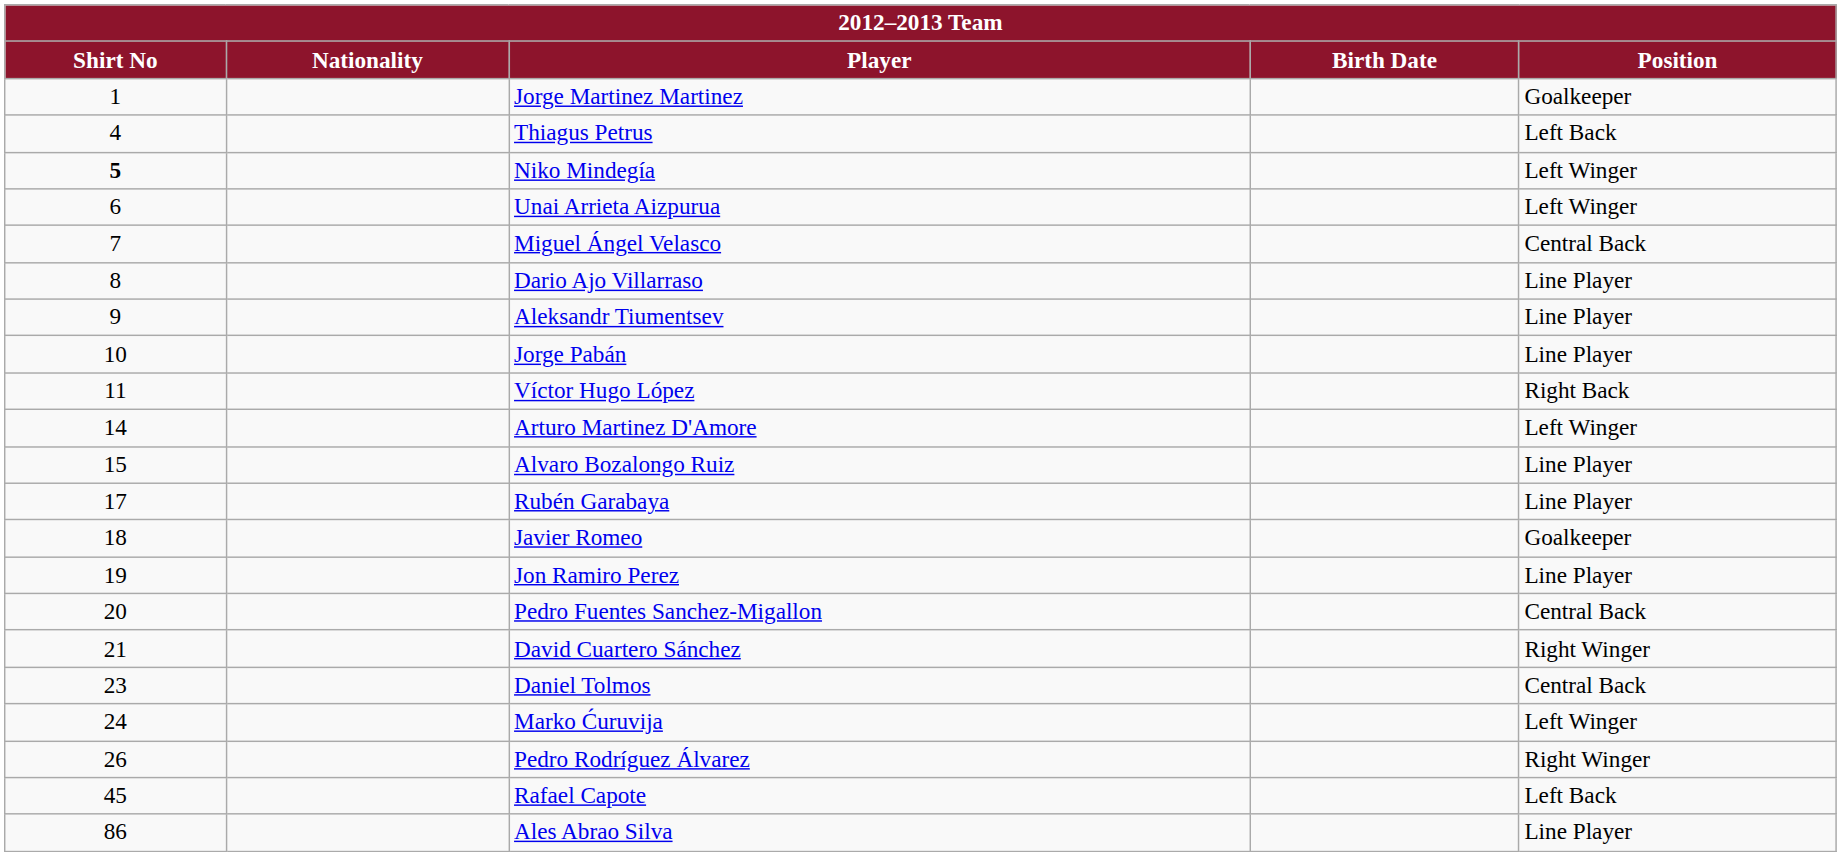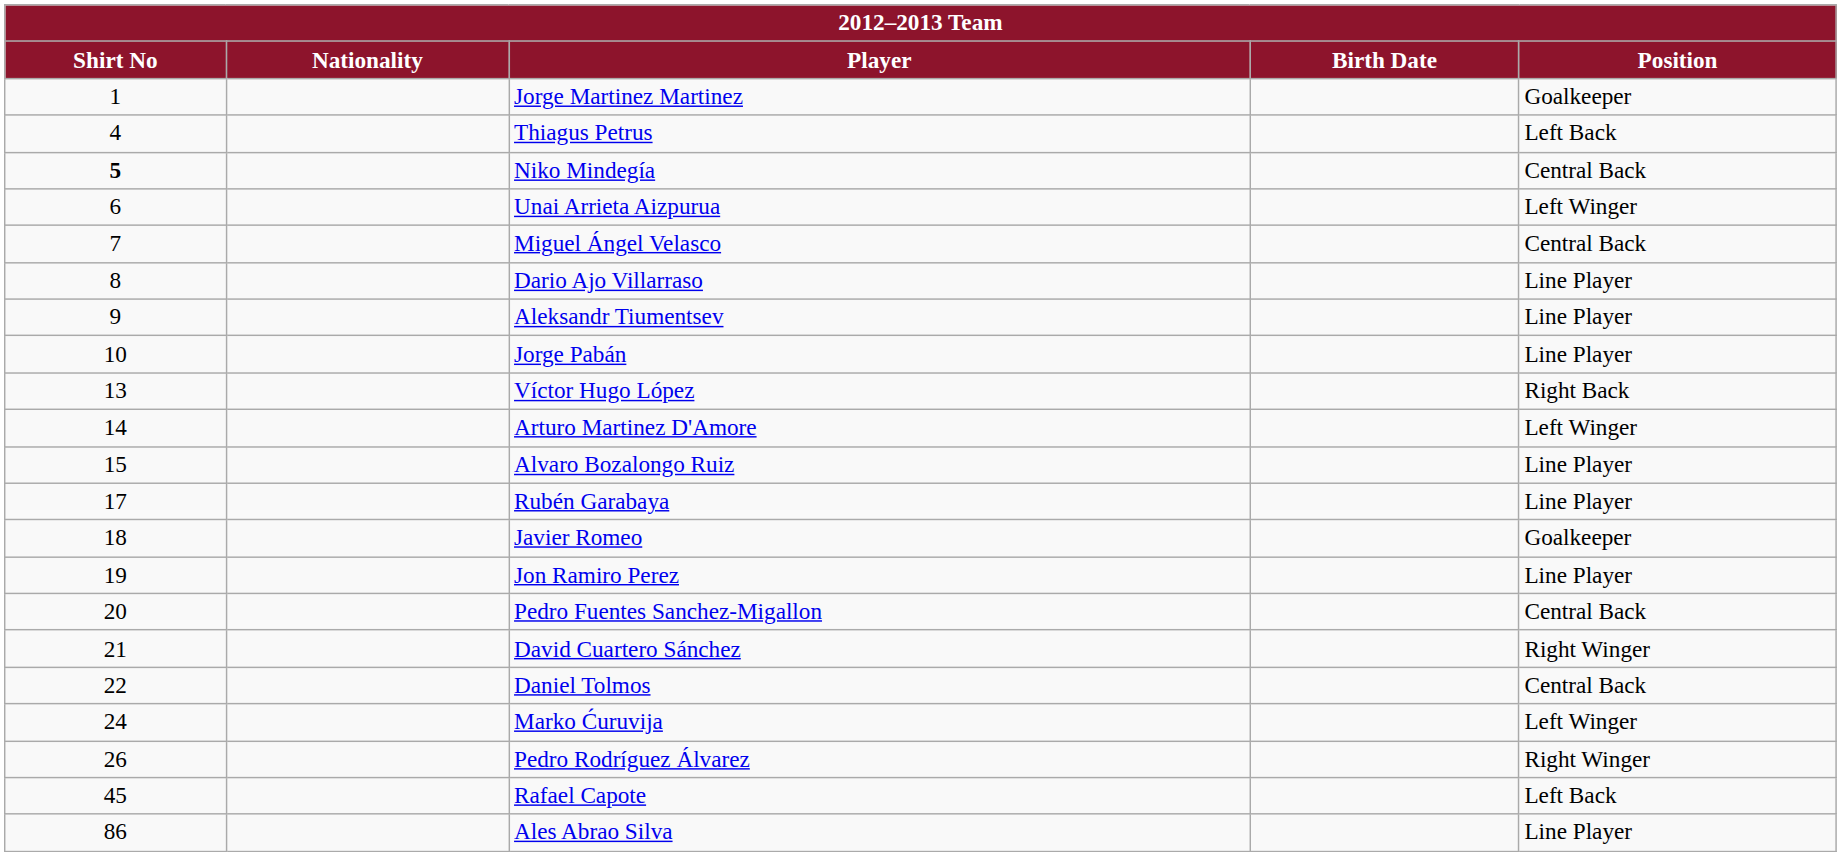(1581, 170) Left Winger -> (1585, 170) Central Back
(115, 390) 11 -> (115, 390) 13
(115, 685) 23 -> (115, 685) 22
